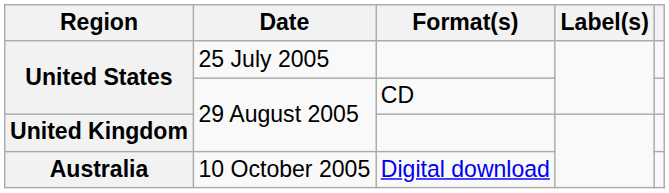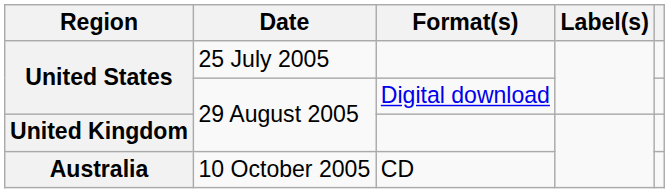(397, 95) CD -> (465, 95) Digital download
(465, 168) Digital download -> (397, 168) CD
